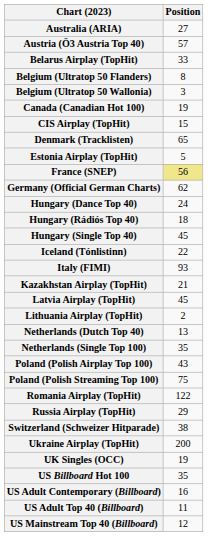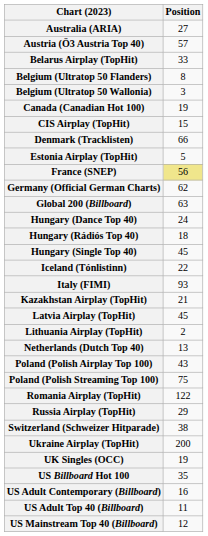(183, 140) 65 -> (183, 140) 66
+ row: (84, 204)
- row: (84, 348)
